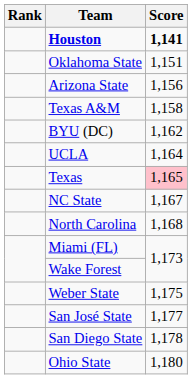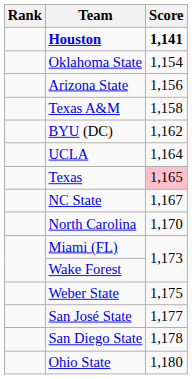(166, 62) 1,151 -> (166, 62) 1,154
(166, 223) 1,168 -> (166, 223) 1,170
